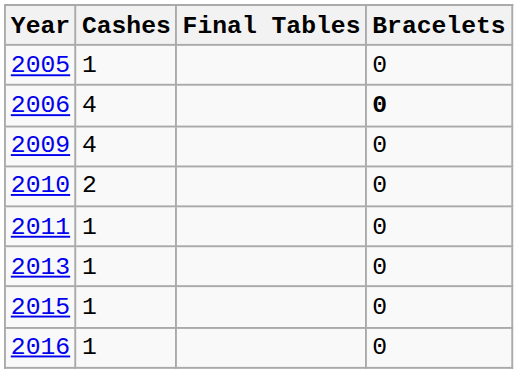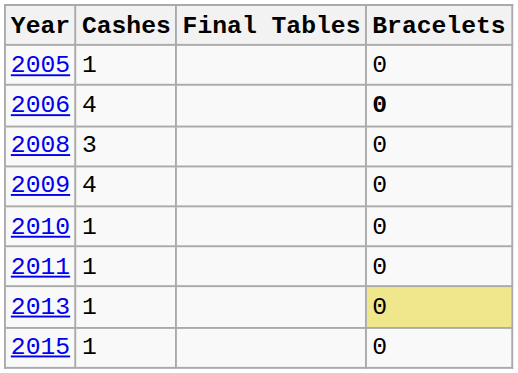+ row: (40, 146)
(89, 186) 2 -> (89, 226) 1
(380, 267) no background -> (380, 307) khaki background
- row: (40, 347)
